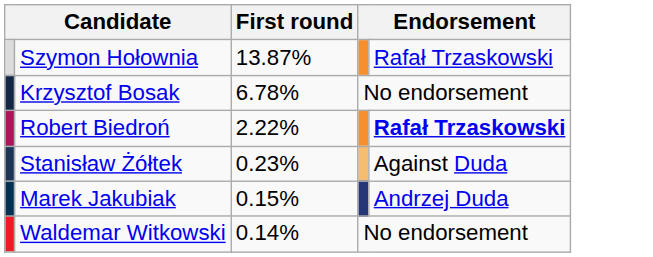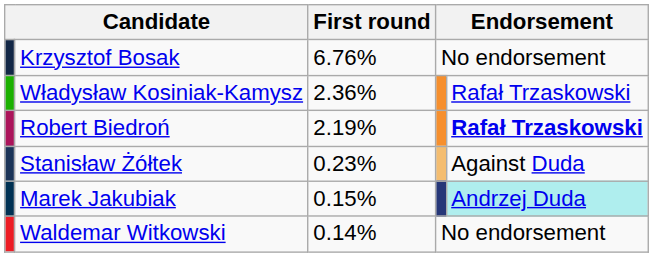- row: (109, 57)
(267, 92) 6.78% -> (345, 57) 6.76%
+ row: (162, 92)
(267, 127) 2.22% -> (345, 127) 2.19%
(441, 198) no background -> (519, 198) paleturquoise background
